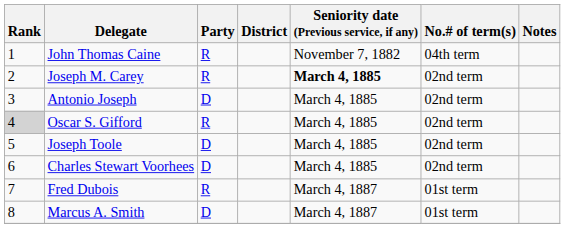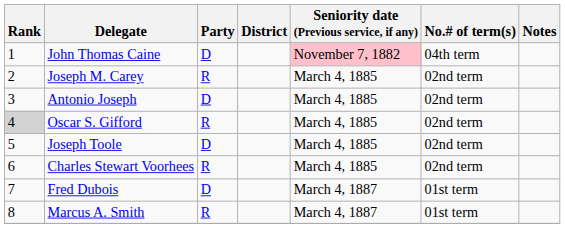(205, 54) R -> (206, 54) D
(347, 54) no background -> (347, 54) pink background
(337, 76) bold -> (335, 76) normal
(206, 167) D -> (205, 167) R
(205, 189) R -> (206, 189) D
(206, 212) D -> (205, 212) R
